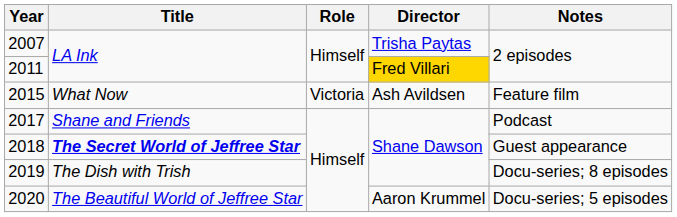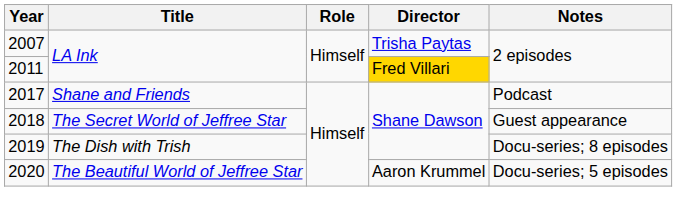- row: (26, 95)
(176, 146) bold -> (169, 120) normal
